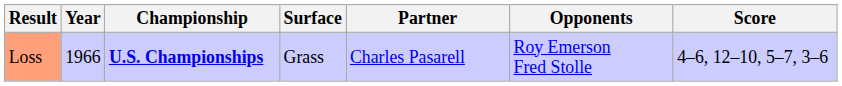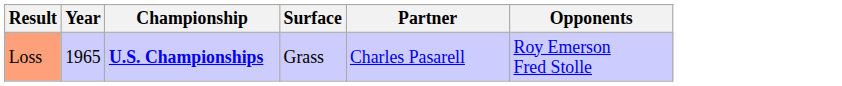- column: (755, 18)
(83, 56) 1966 -> (83, 56) 1965
